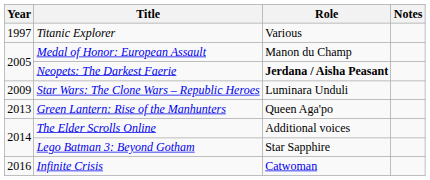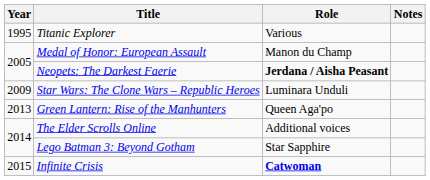(19, 33) 1997 -> (19, 33) 1995
(19, 166) 2016 -> (19, 166) 2015
(291, 166) normal -> (293, 166) bold
